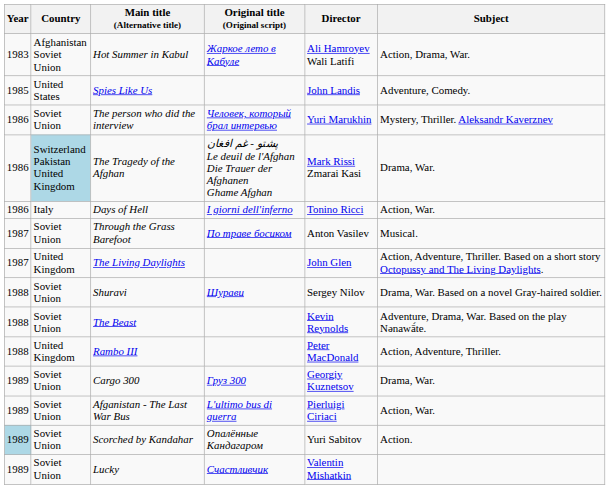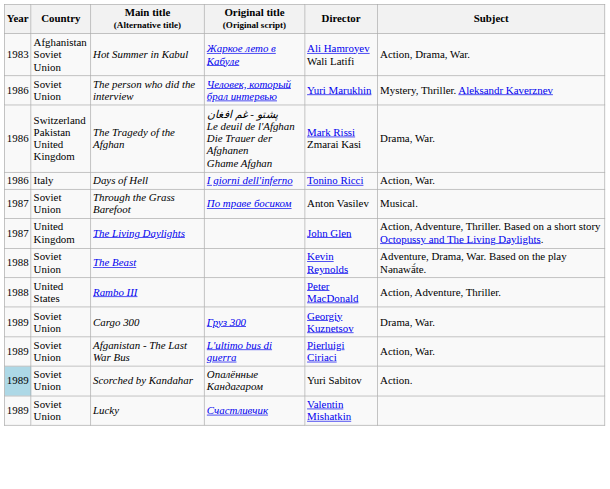- row: (123, 90)
(60, 168) lightblue background -> (60, 138) no background
- row: (110, 292)
(54, 351) United Kingdom -> (48, 292) United States
